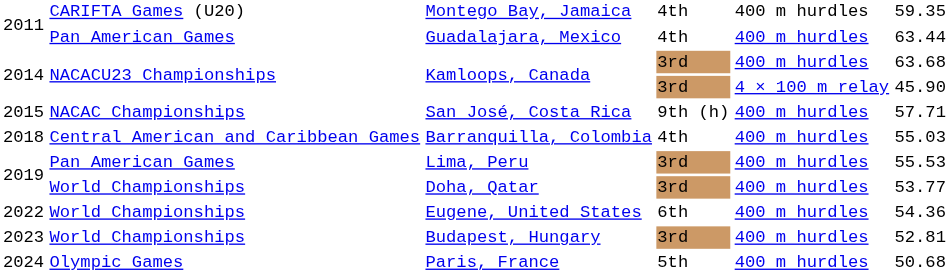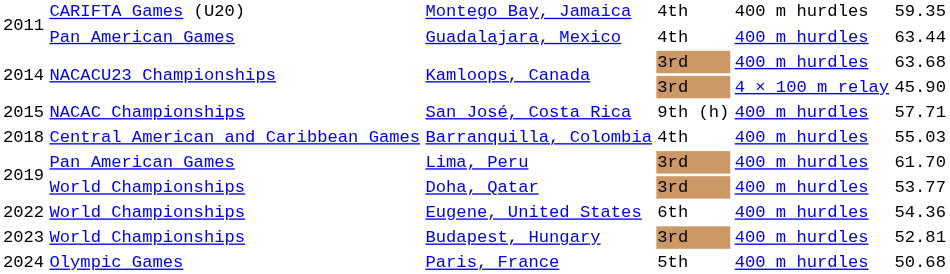(920, 162) 55.53 -> (920, 162) 61.70
